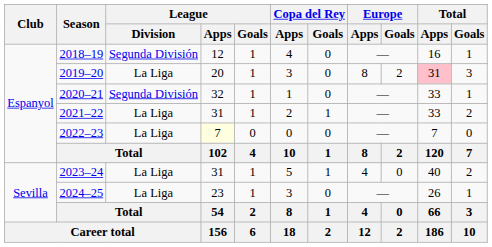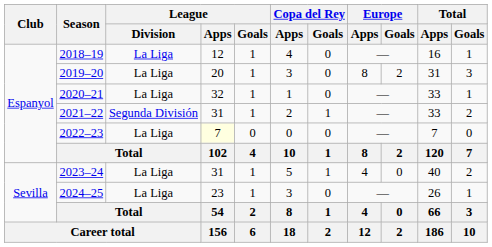(153, 53) Segunda División -> (153, 53) La Liga
(434, 73) pink background -> (434, 73) no background
(153, 93) Segunda División -> (153, 93) La Liga
(153, 113) La Liga -> (153, 113) Segunda División
